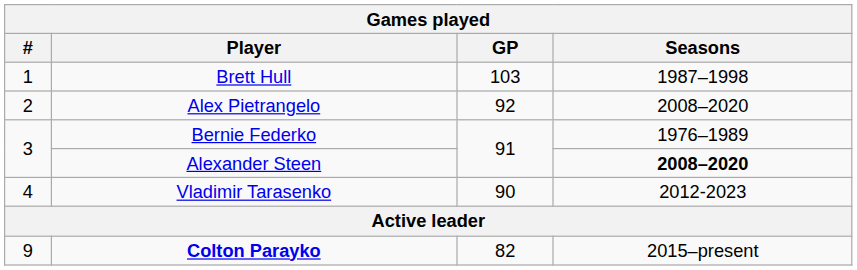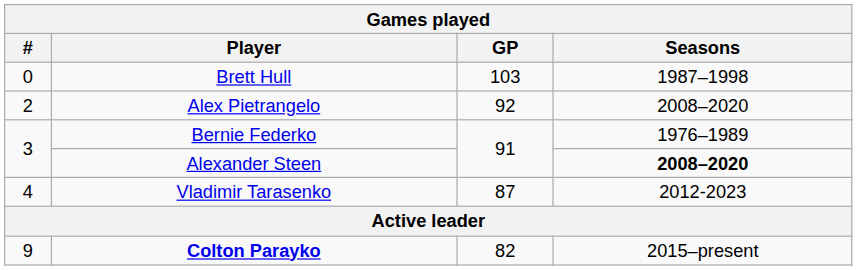(28, 77) 1 -> (28, 77) 0
(505, 192) 90 -> (505, 192) 87
